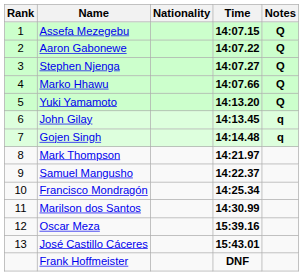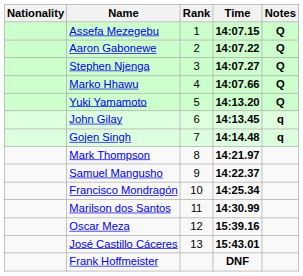columns swapped: (21, 13) <-> (182, 13)
